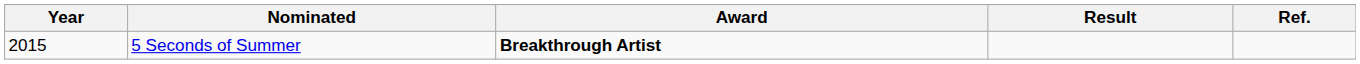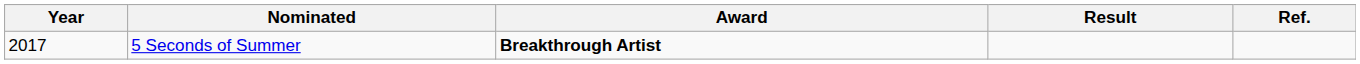(28, 45) 2015 -> (28, 45) 2017
